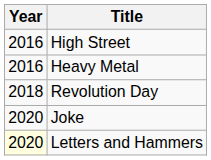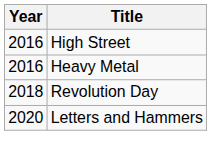- row: (67, 117)
(26, 142) lightyellow background -> (26, 117) no background
